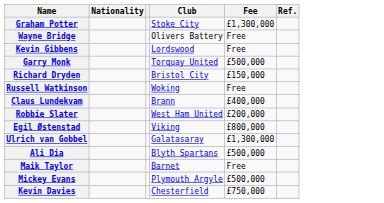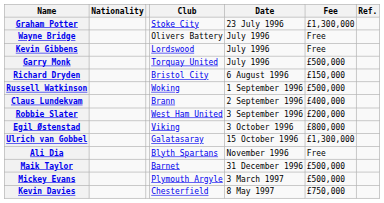+ column: (265, 11)
(236, 88) Free -> (326, 88) £500,000
(246, 153) £500,000 -> (316, 153) Free
(236, 166) Free -> (326, 166) £500,000
